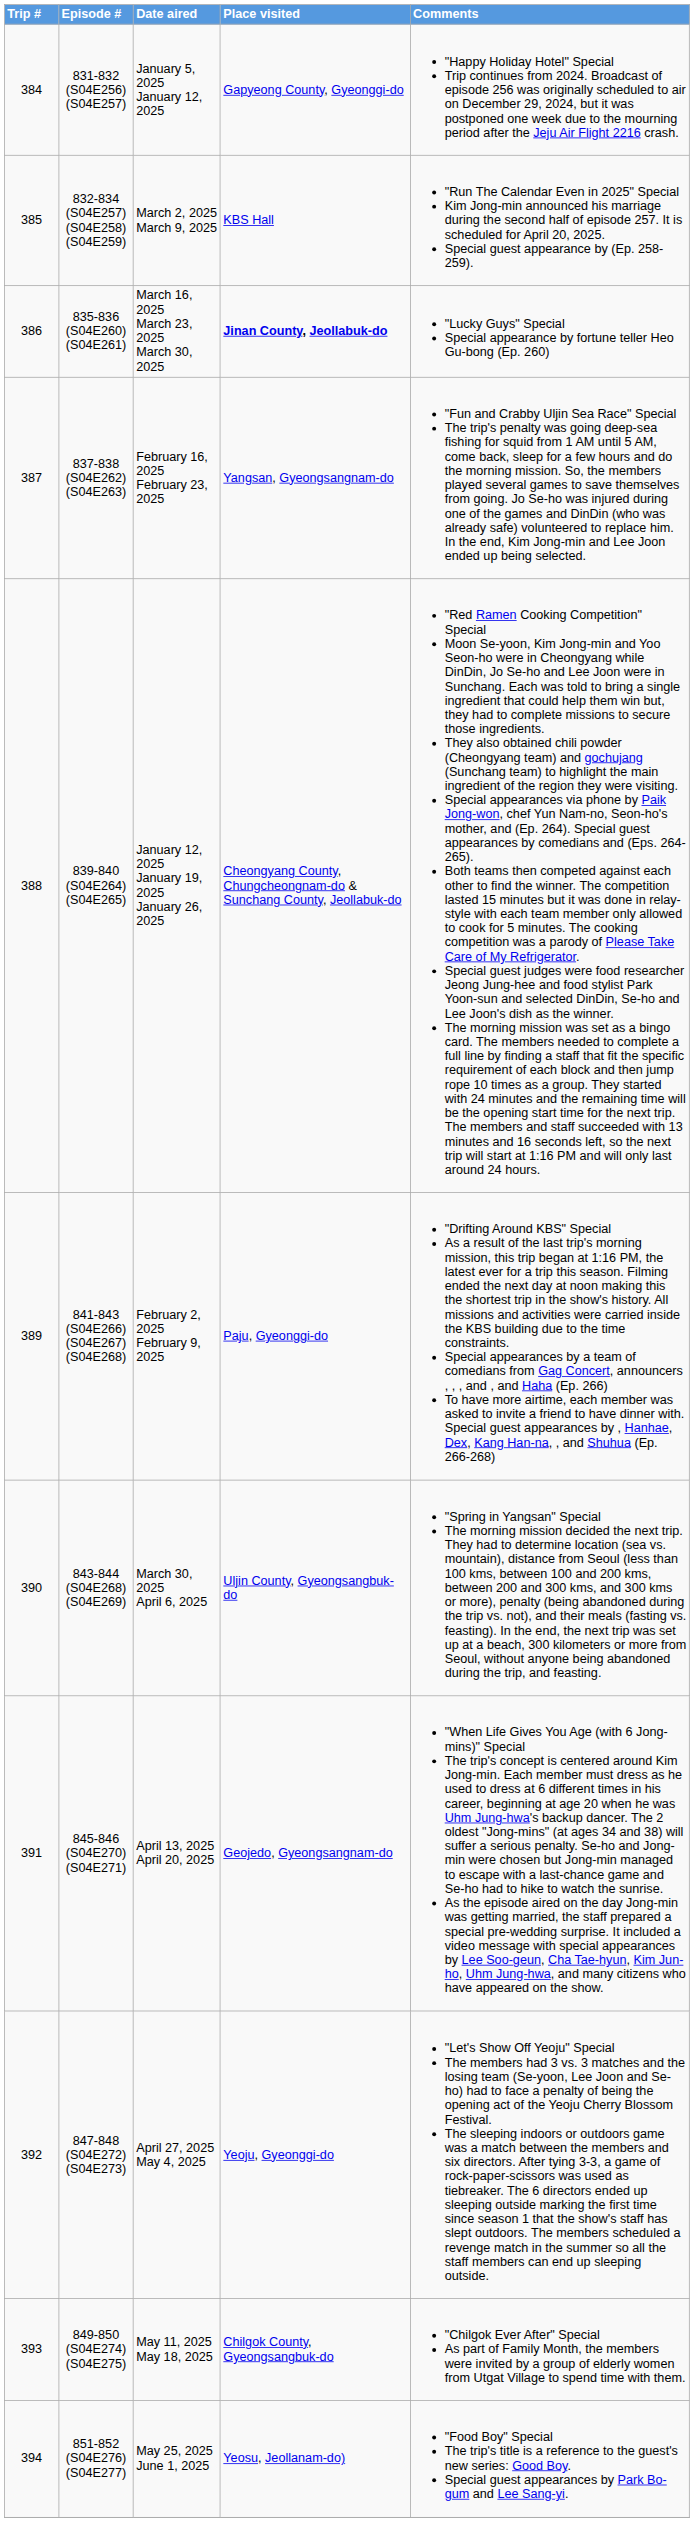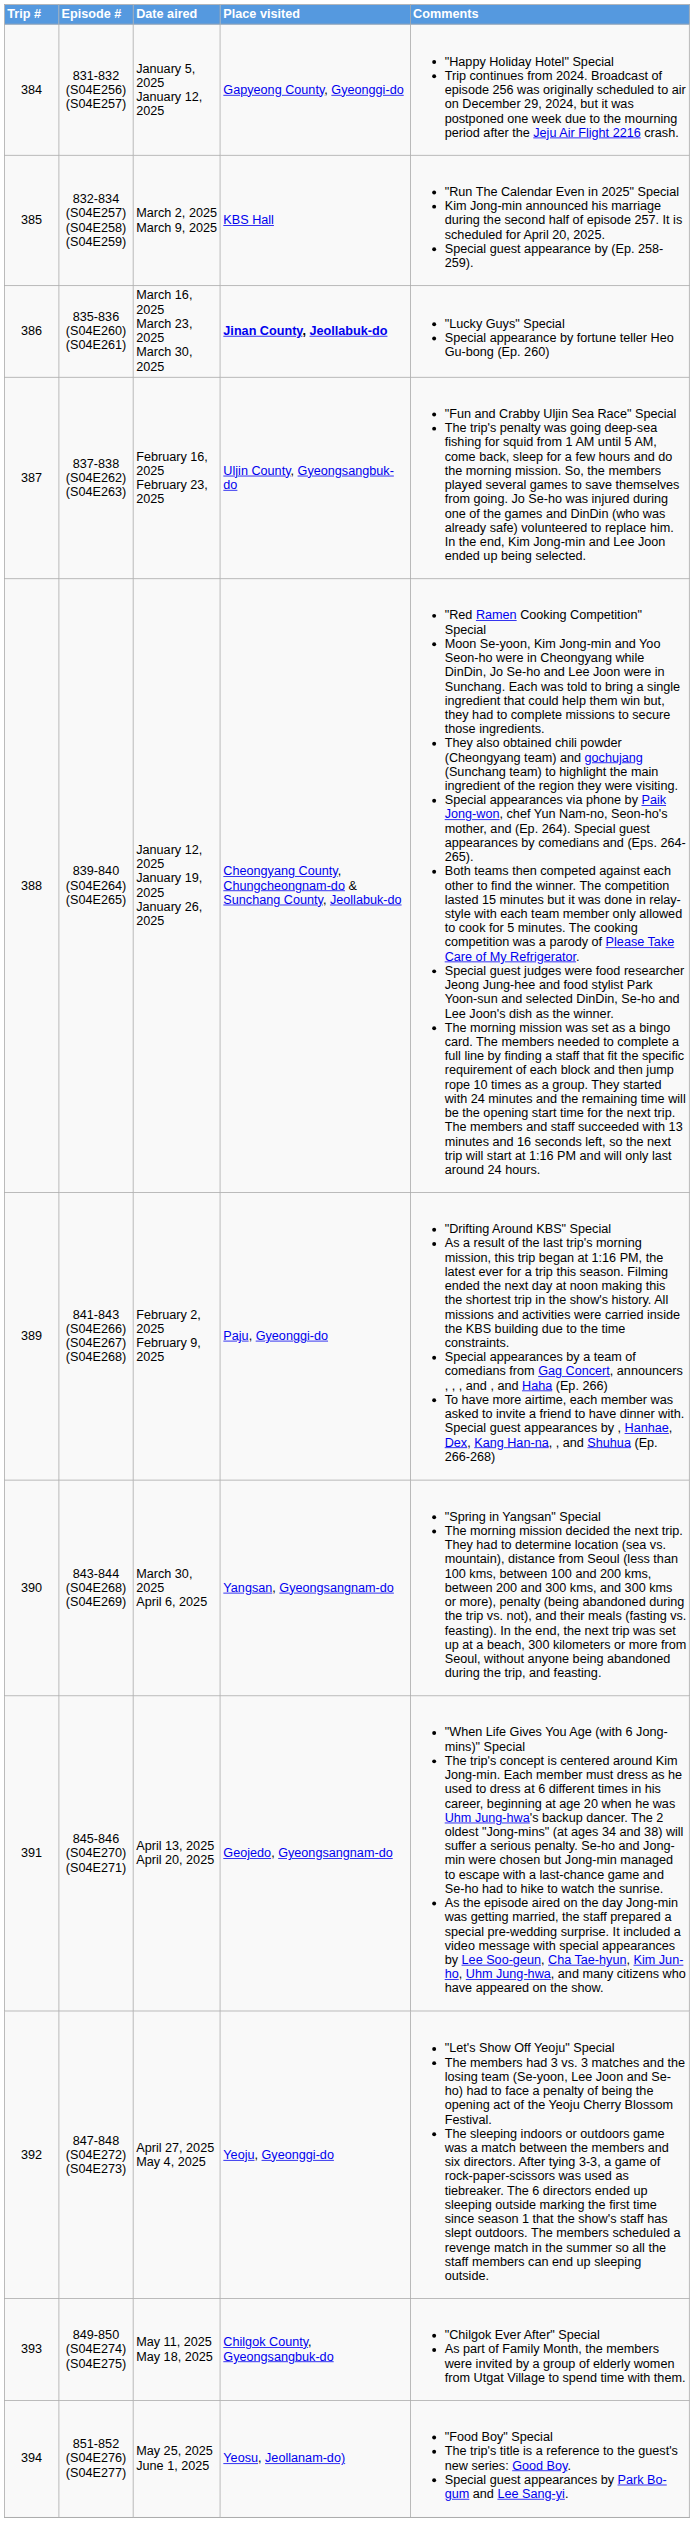(309, 477) Yangsan, Gyeongsangnam-do -> (309, 477) Uljin County, Gyeongsangbuk-do
(309, 1587) Uljin County, Gyeongsangbuk-do -> (309, 1587) Yangsan, Gyeongsangnam-do
